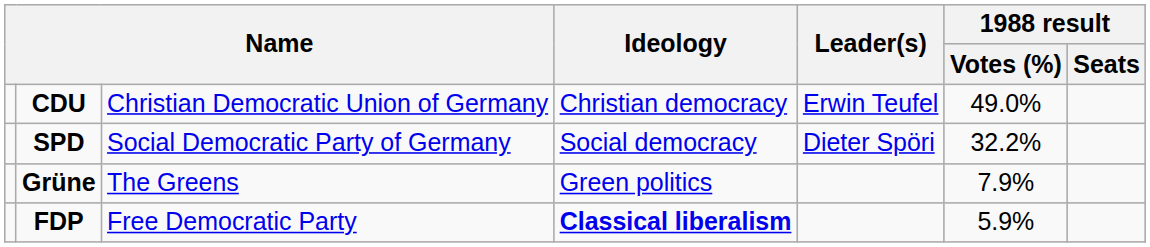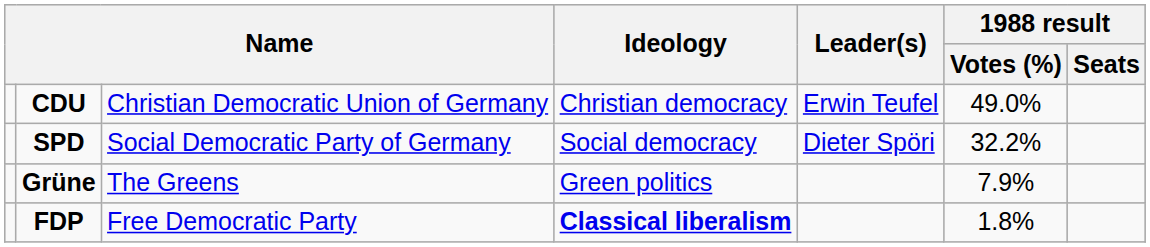(1006, 222) 5.9% -> (1006, 222) 1.8%
